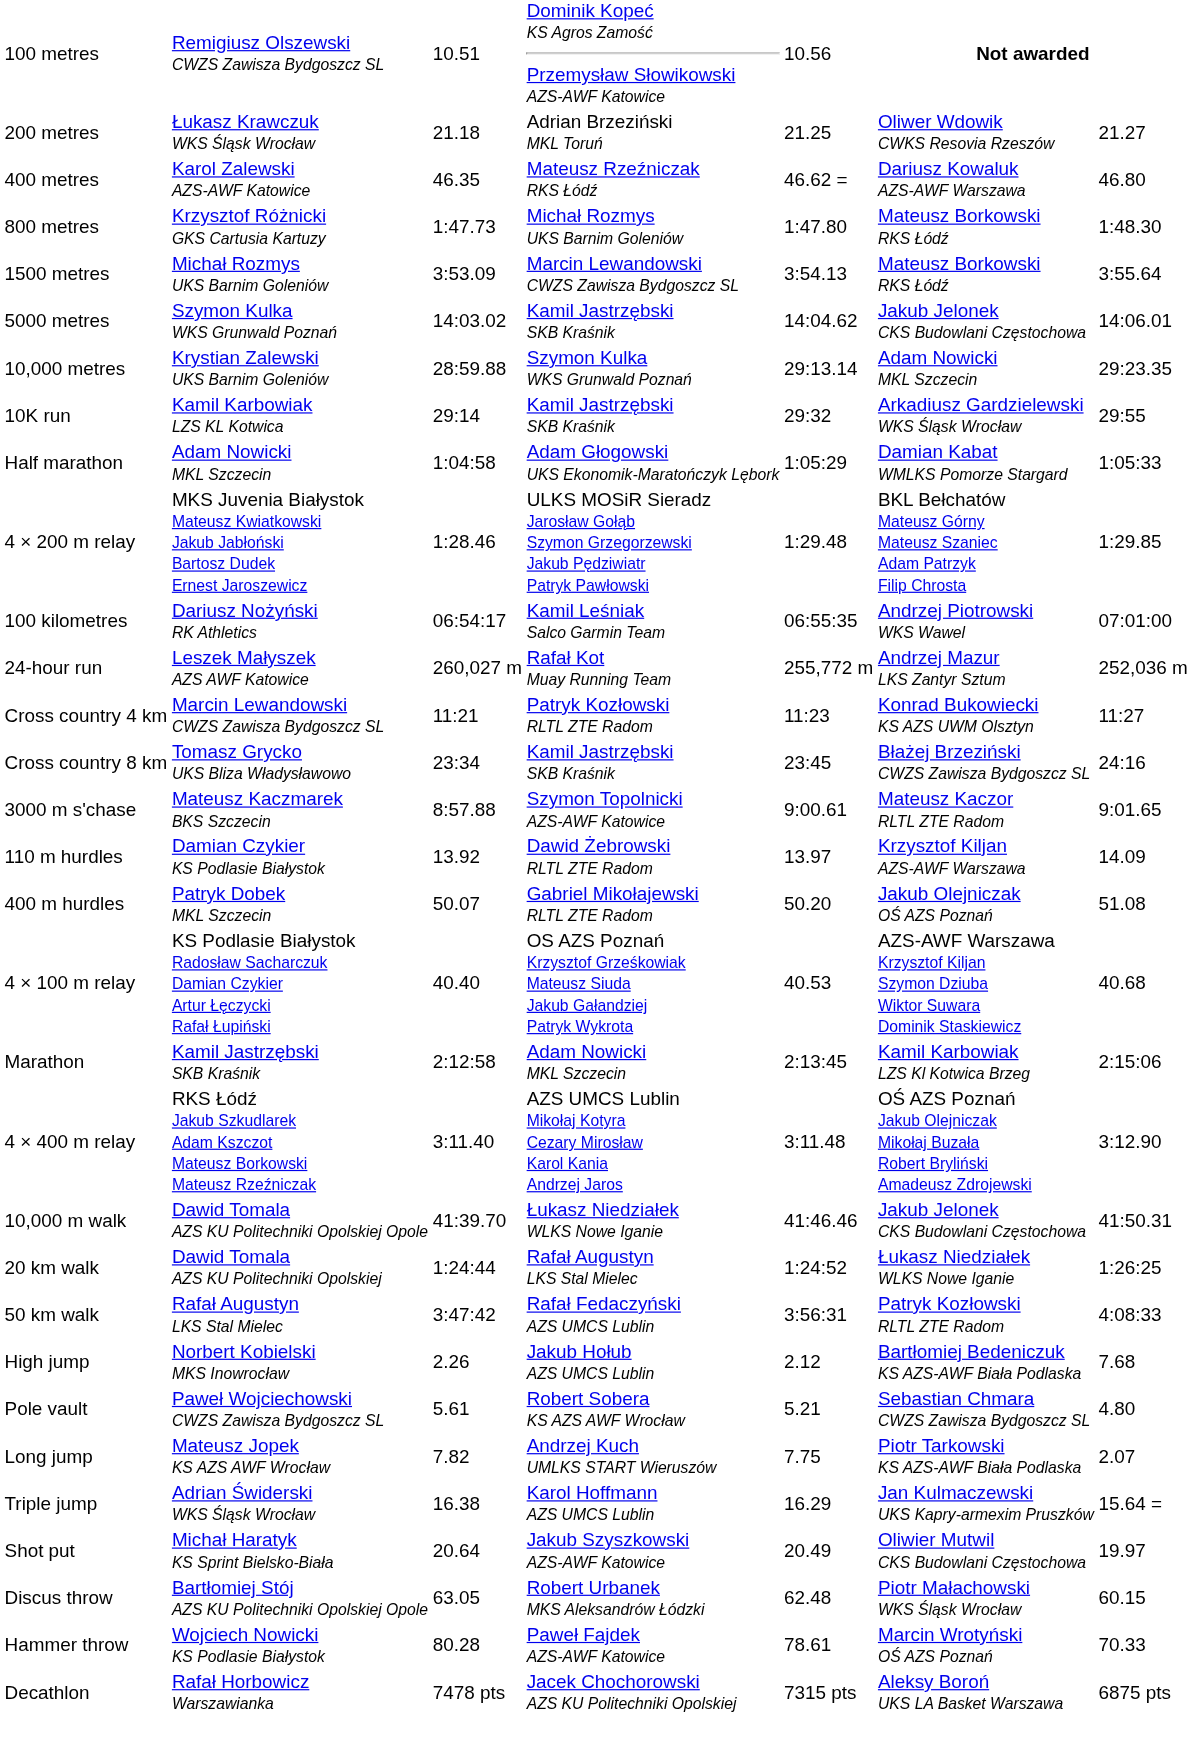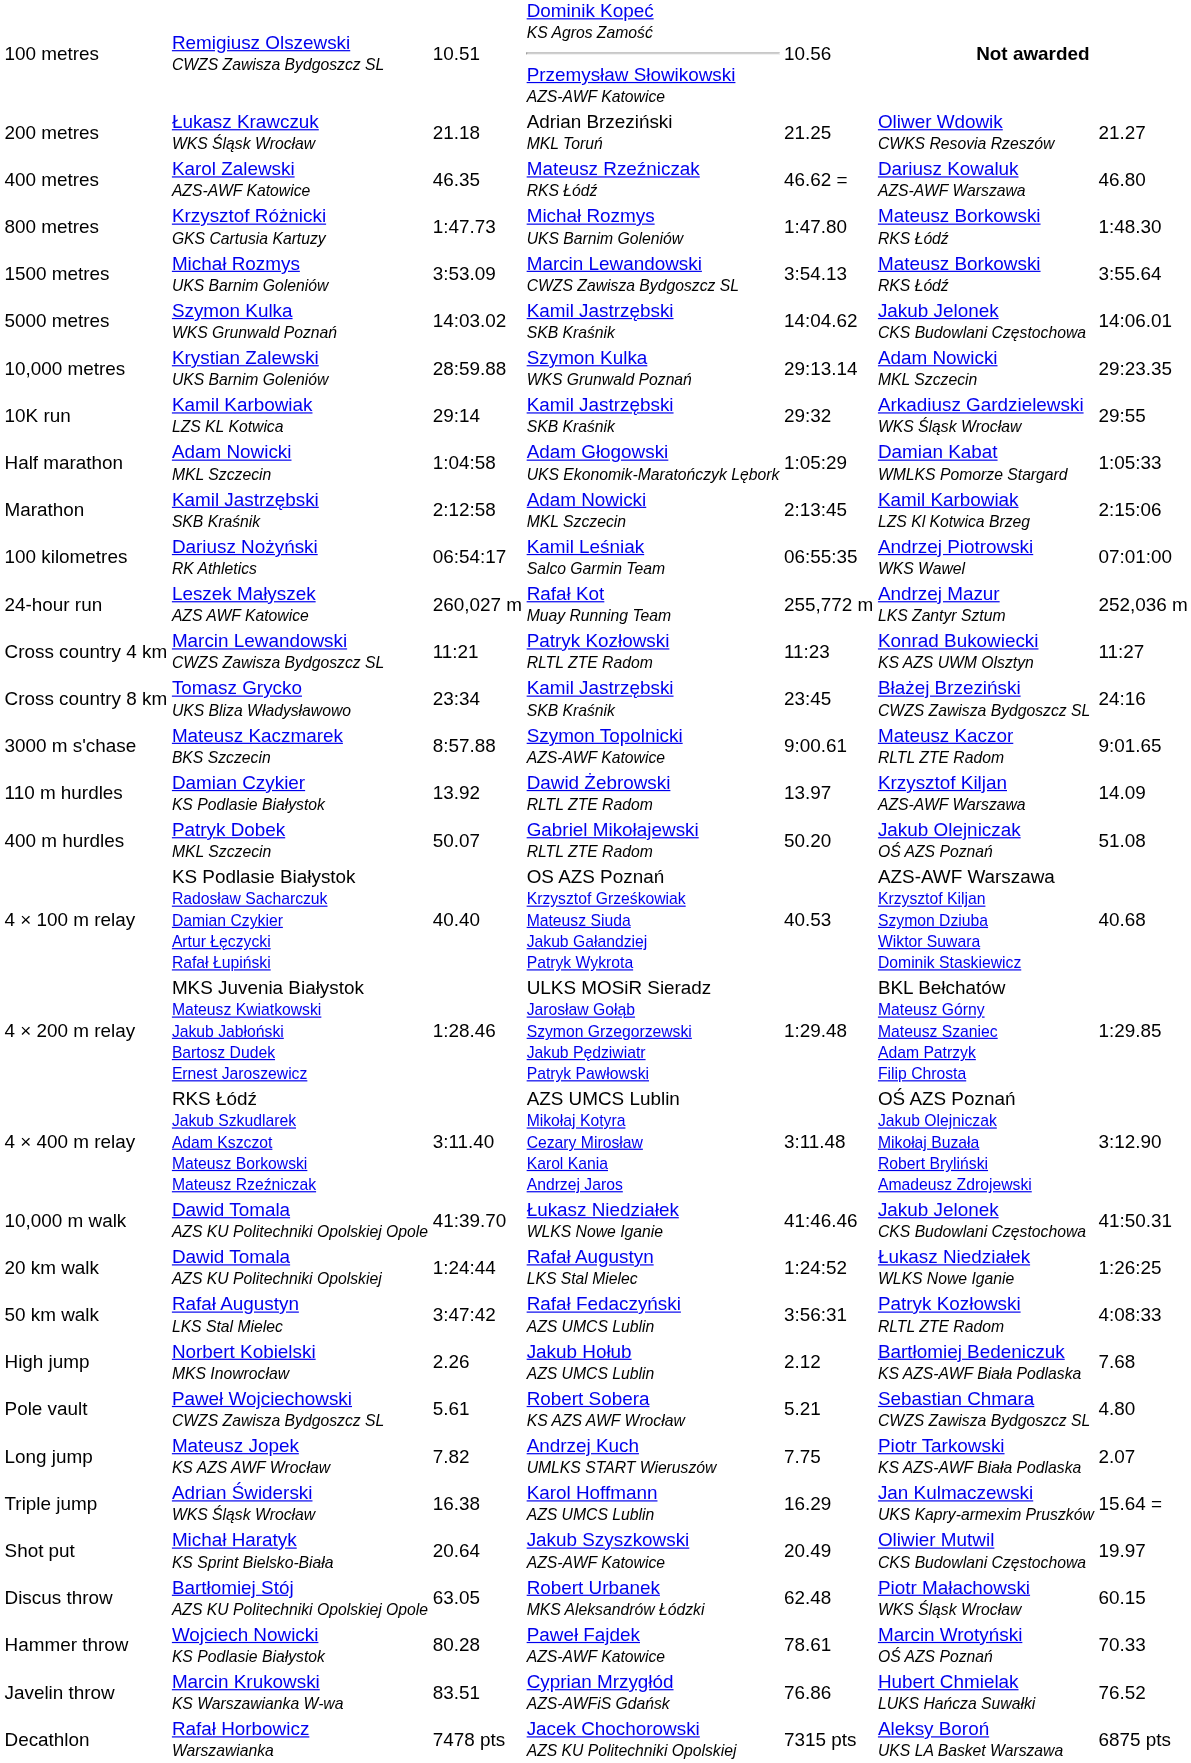rows swapped: (44, 1062) <-> (70, 542)
+ row: (60, 1692)
